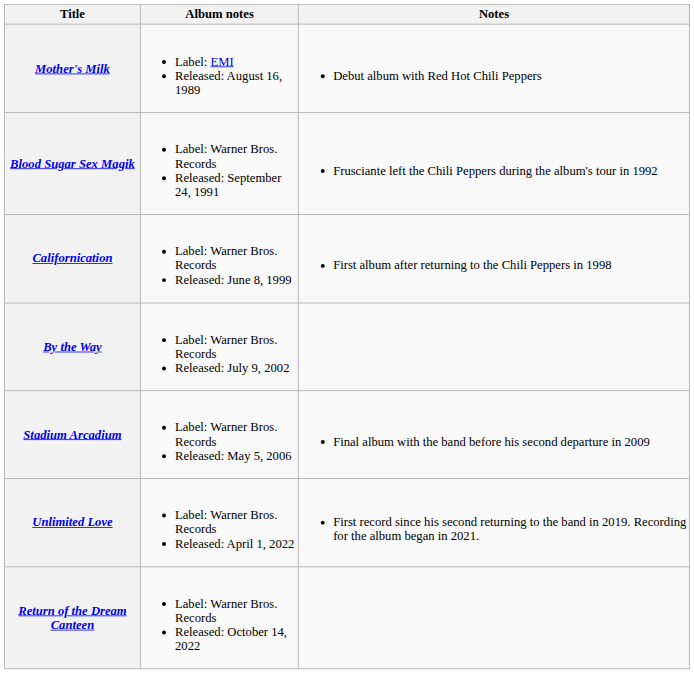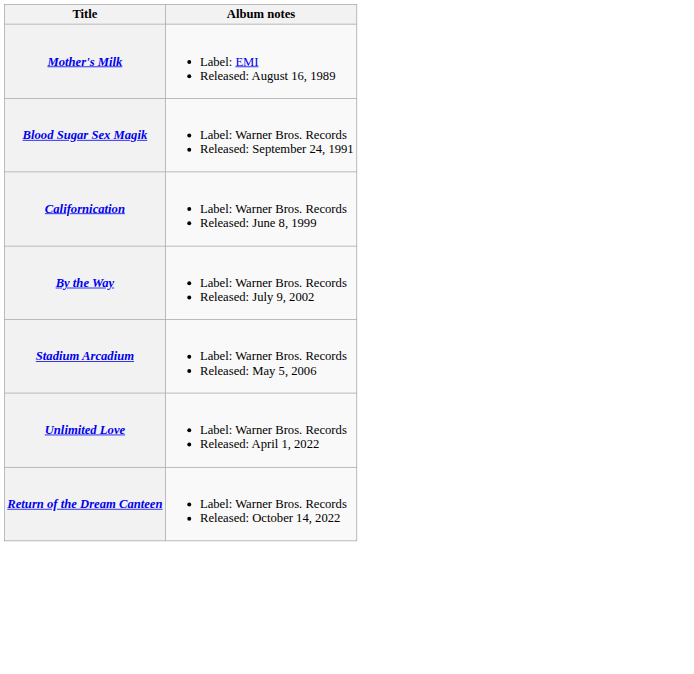- column: (494, 14)
